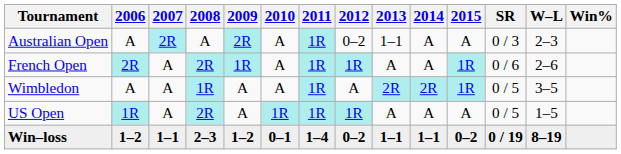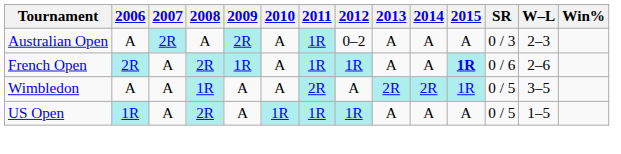(391, 40) 1–1 -> (391, 40) A
(466, 64) normal -> (466, 64) bold
(317, 88) 1R -> (317, 88) 2R
- row: (37, 137)
